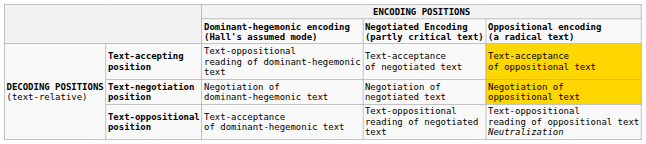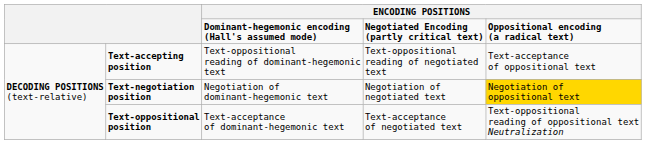(414, 62) Text-acceptance of negotiated text -> (422, 62) Text-oppositional reading of negotiated text
(542, 62) gold background -> (542, 62) no background
(422, 122) Text-oppositional reading of negotiated text -> (414, 122) Text-acceptance of negotiated text
